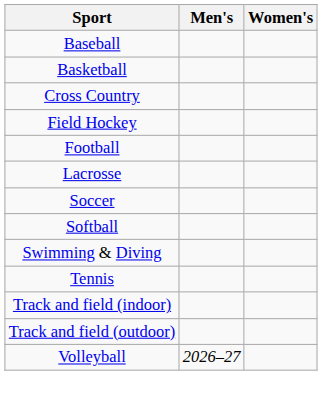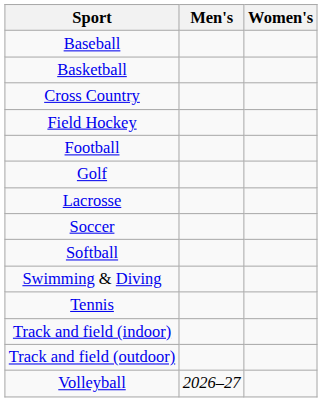+ row: (92, 174)
